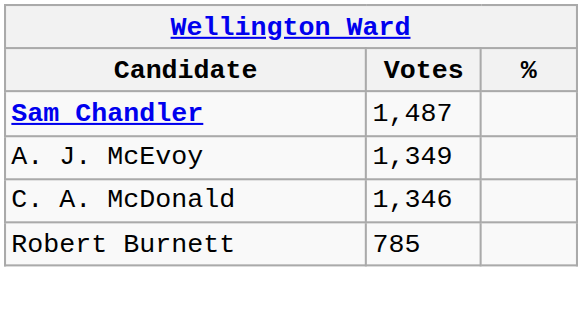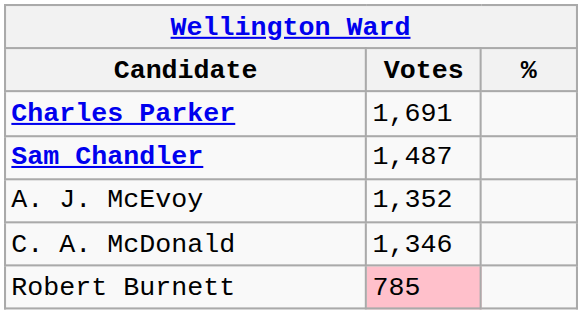+ row: (123, 114)
(413, 157) 1,349 -> (413, 200) 1,352
(397, 244) no background -> (397, 287) pink background
